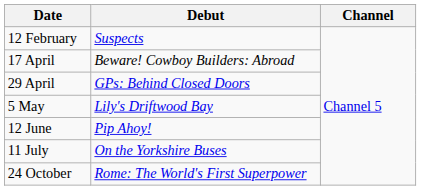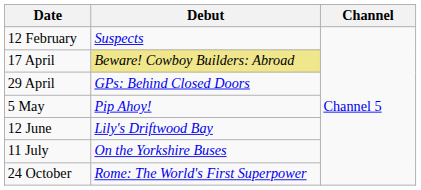(194, 60) no background -> (194, 60) khaki background
(154, 106) Lily's Driftwood Bay -> (123, 106) Pip Ahoy!
(123, 128) Pip Ahoy! -> (154, 128) Lily's Driftwood Bay
